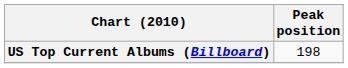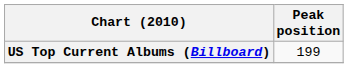(308, 52) 198 -> (308, 52) 199
